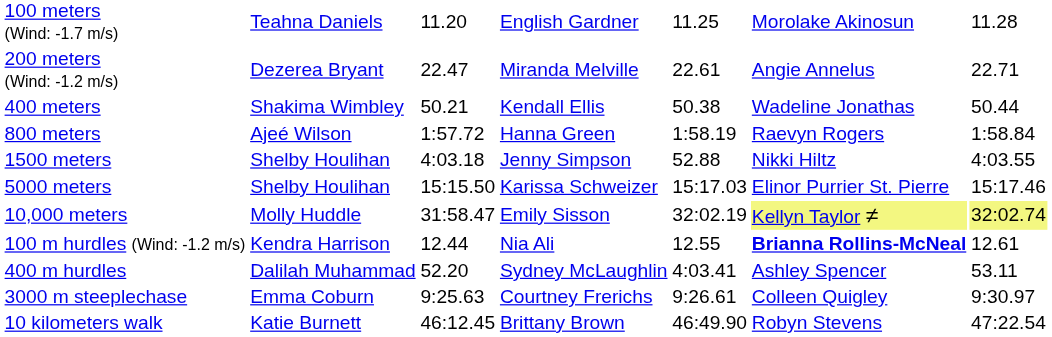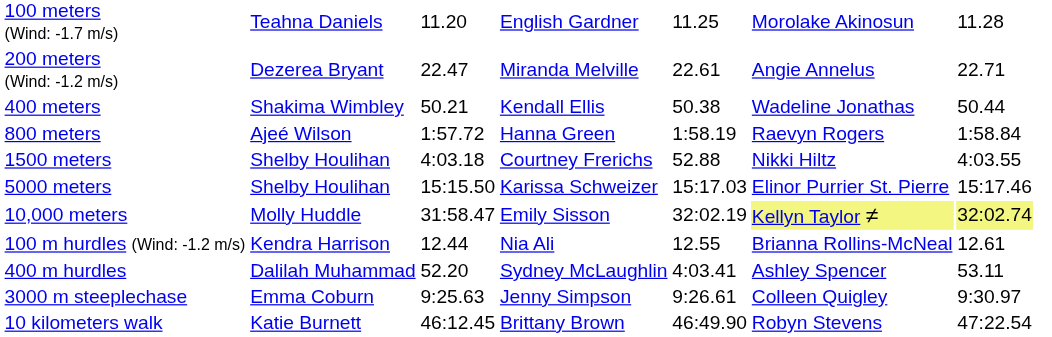(566, 160) Jenny Simpson -> (576, 160) Courtney Frerichs
(859, 244) bold -> (852, 244) normal
(576, 296) Courtney Frerichs -> (566, 296) Jenny Simpson
